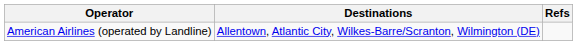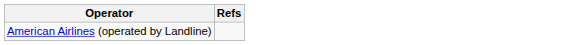- column: (378, 13)
